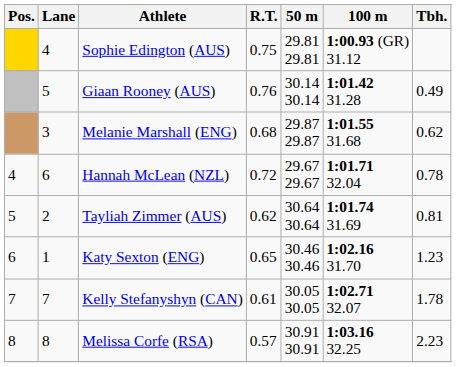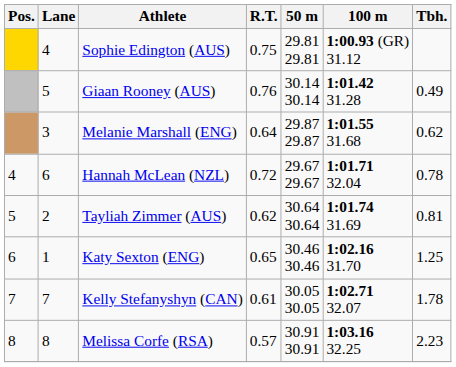(263, 132) 0.68 -> (263, 132) 0.64
(430, 257) 1.23 -> (430, 257) 1.25
